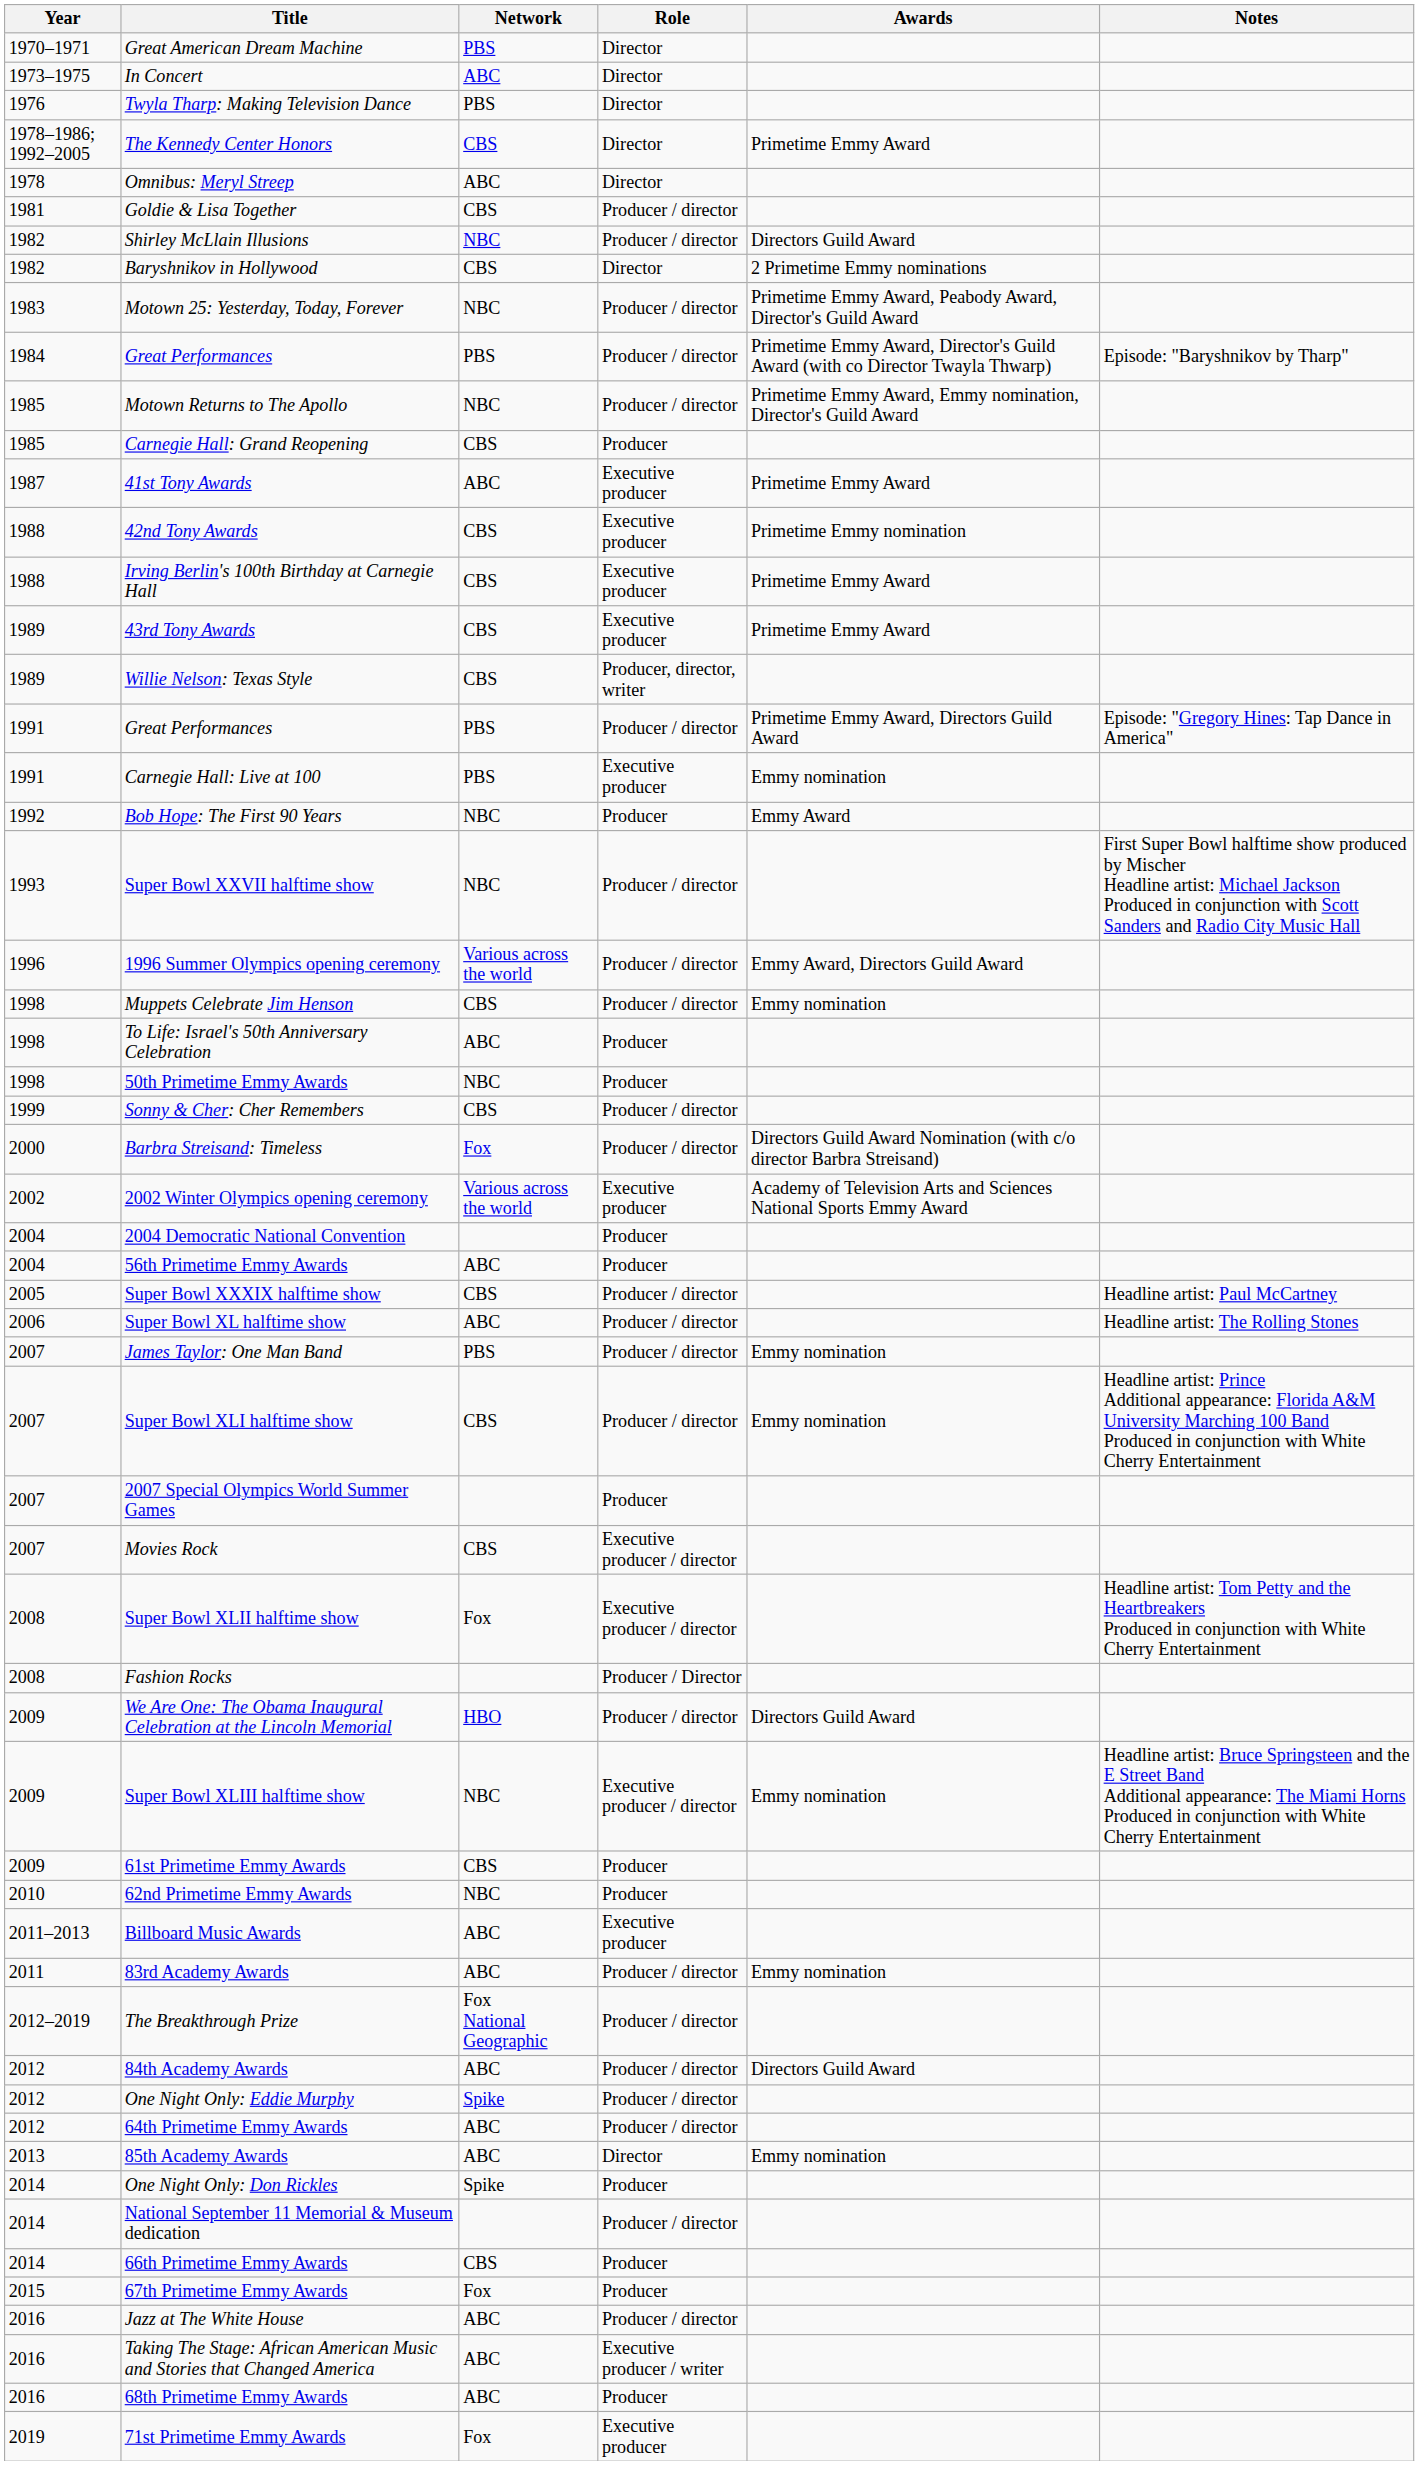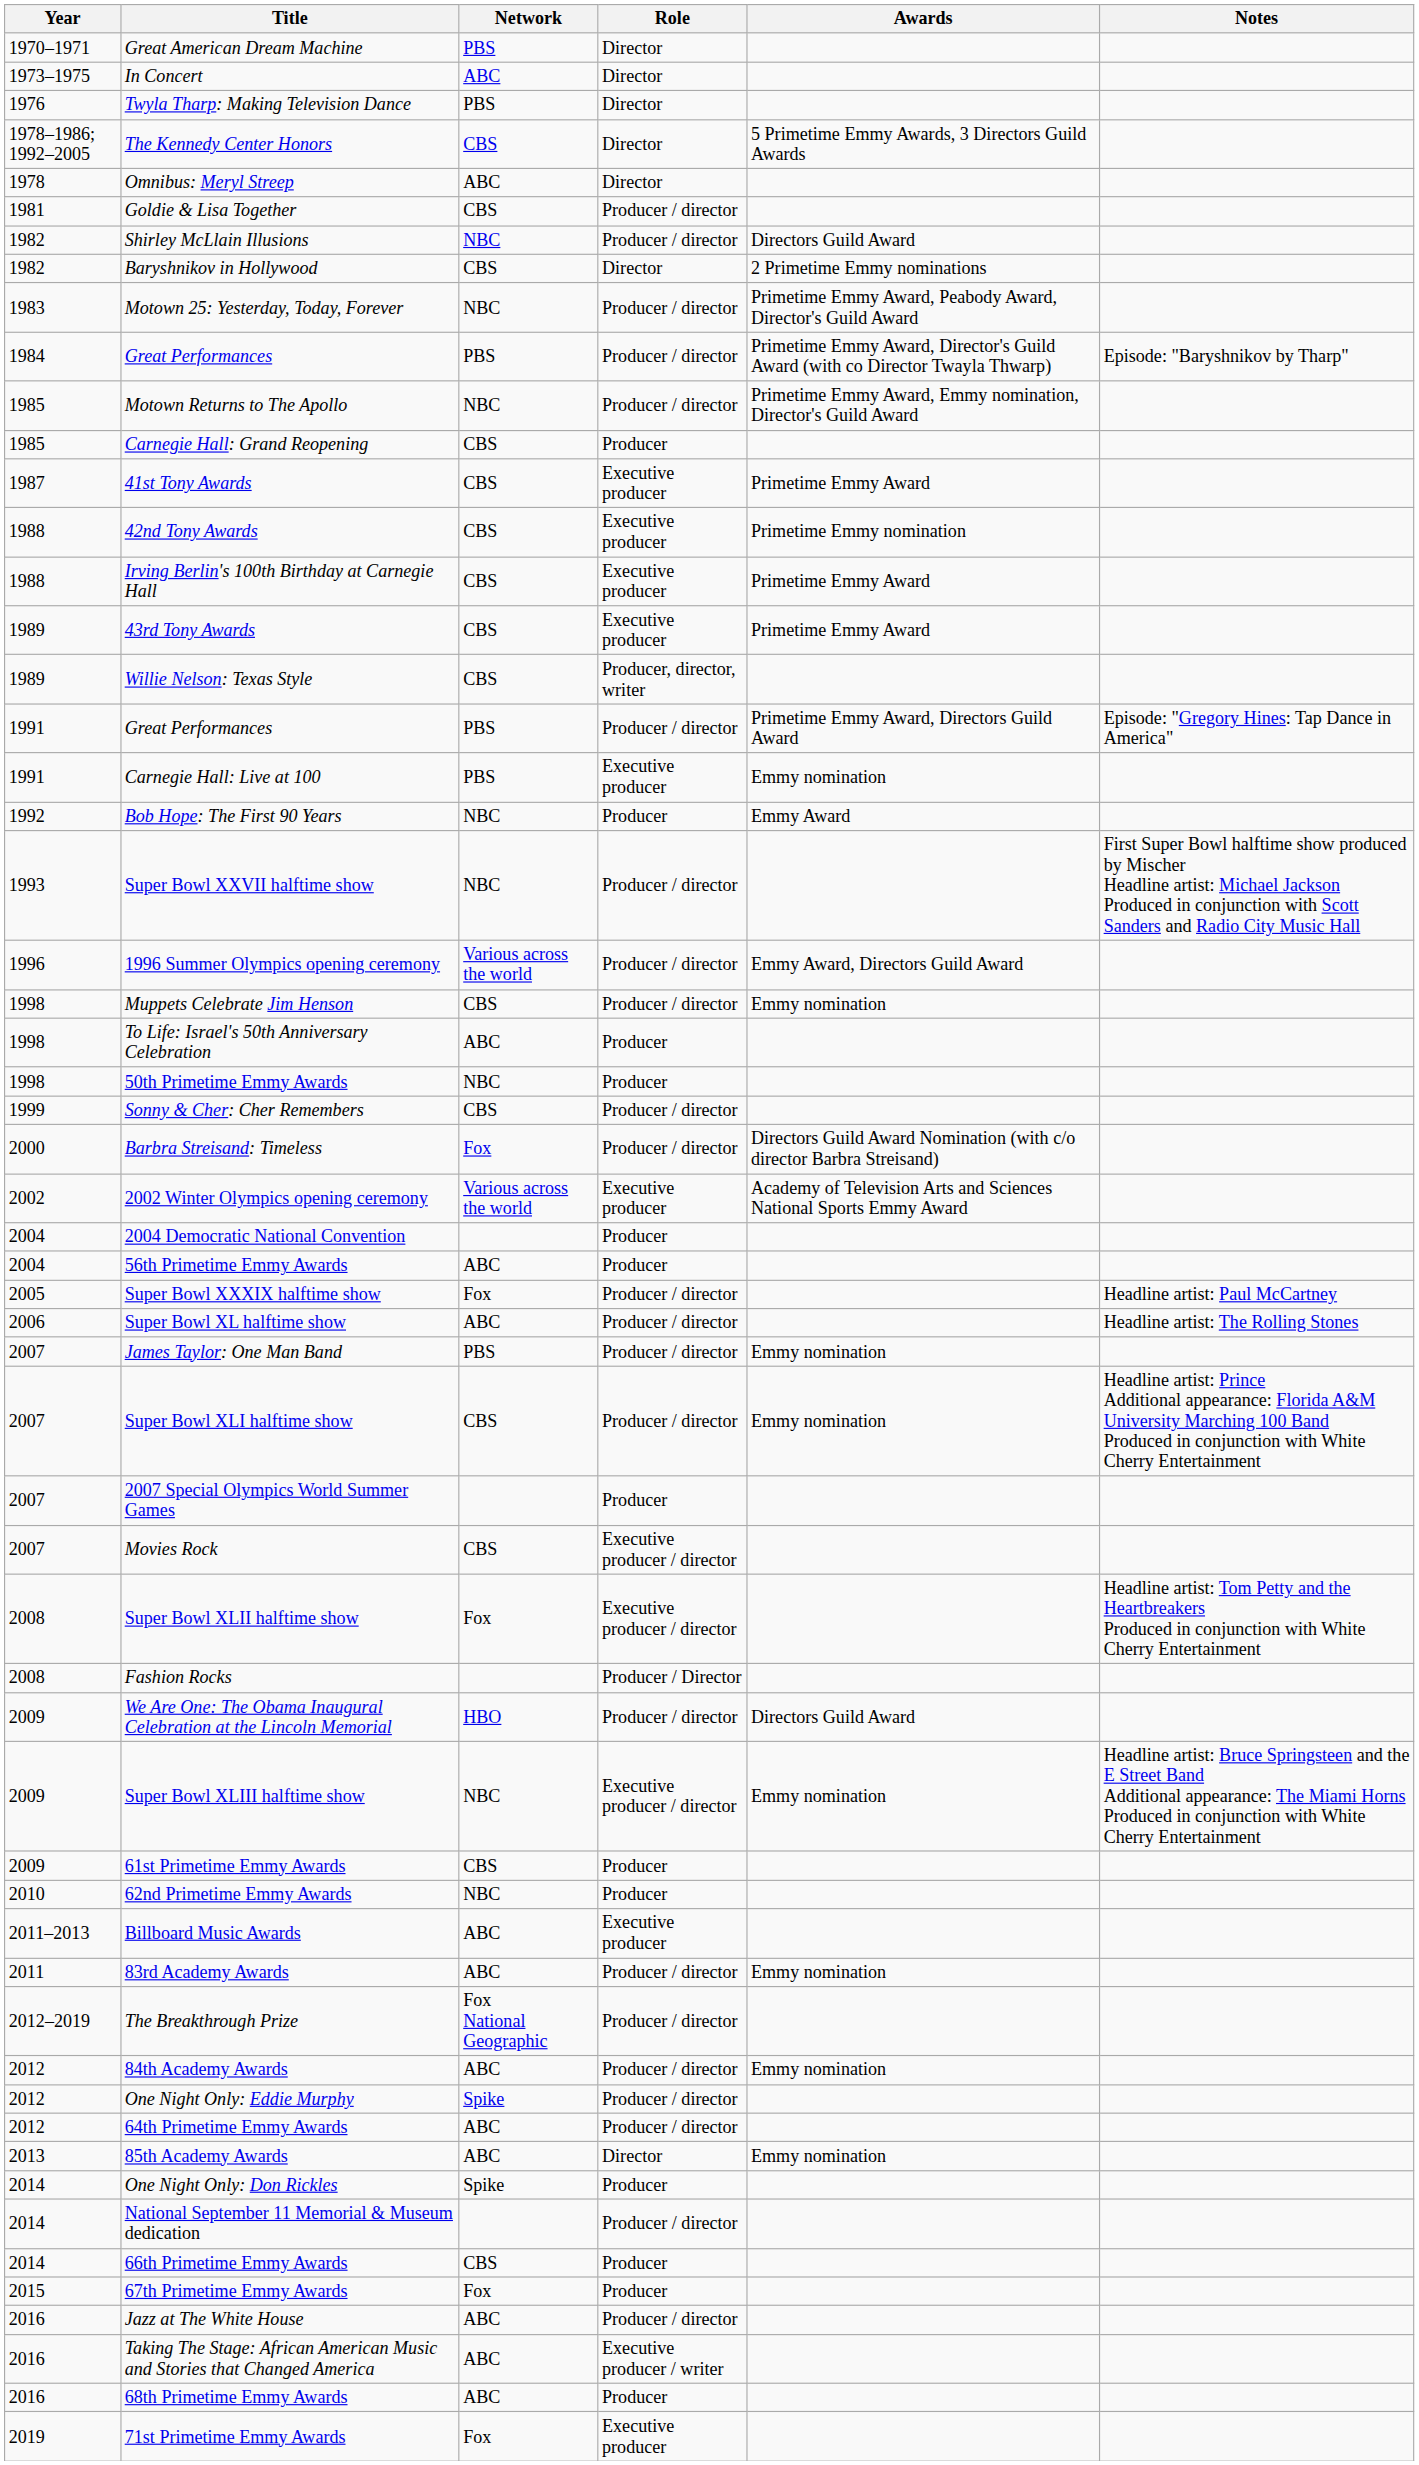(841, 143) Primetime Emmy Award -> (919, 143) 5 Primetime Emmy Awards, 3 Directors Guild Awards
(482, 483) ABC -> (480, 483) CBS
(480, 1294) CBS -> (477, 1294) Fox
(833, 2070) Directors Guild Award -> (819, 2070) Emmy nomination
